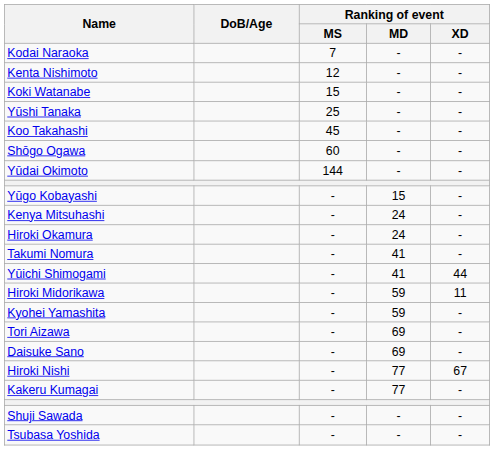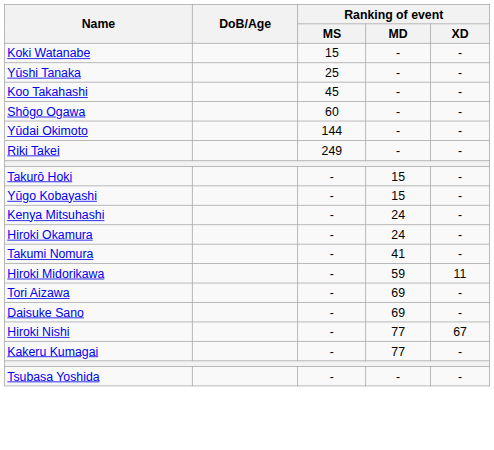- row: (48, 53)
- row: (52, 73)
+ row: (33, 151)
+ row: (40, 176)
- row: (56, 273)
- row: (56, 312)
- row: (45, 416)
